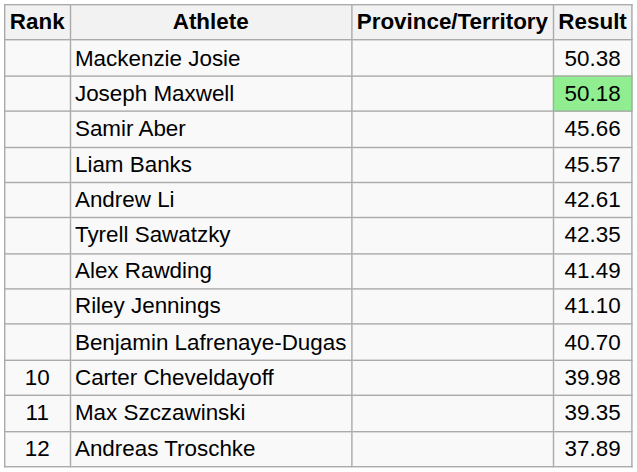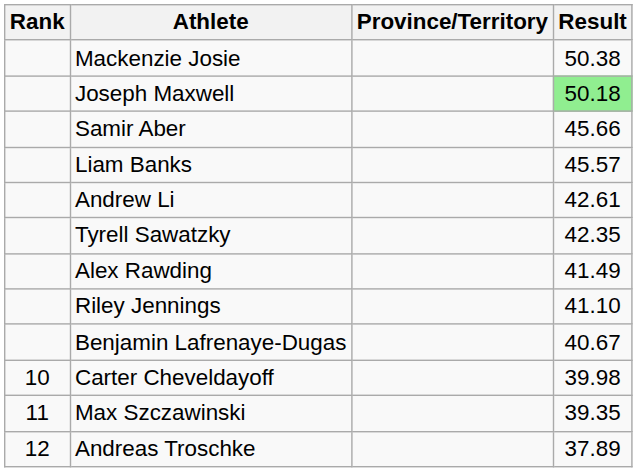(593, 341) 40.70 -> (593, 341) 40.67
